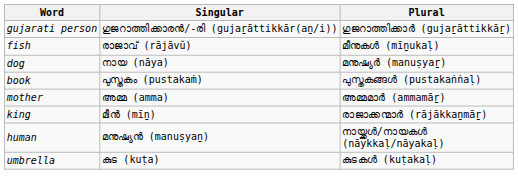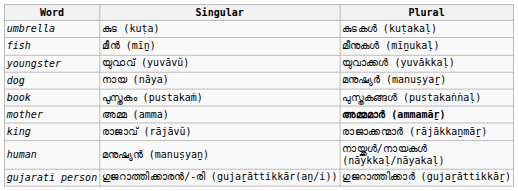rows swapped: (31, 160) <-> (52, 29)
(147, 46) രാജാവ് (rājāvŭ) -> (129, 46) മീൻ (mīṉ)
+ row: (34, 63)
(394, 97) normal -> (394, 114) bold
(129, 114) മീൻ (mīṉ) -> (147, 131) രാജാവ് (rājāvŭ)
